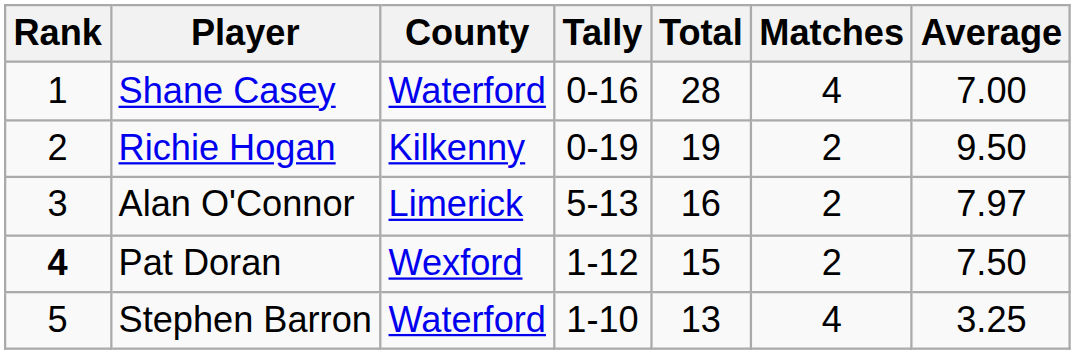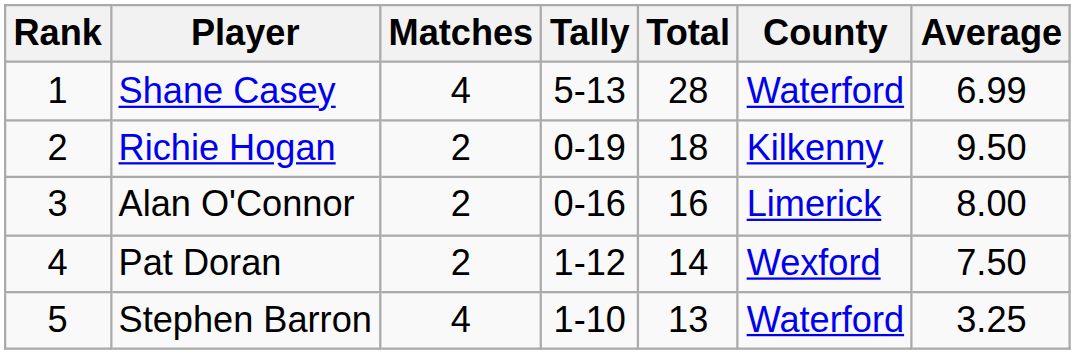columns swapped: (467, 33) <-> (832, 33)
(602, 90) 0-16 -> (590, 90) 5-13
(991, 90) 7.00 -> (991, 90) 6.99
(701, 147) 19 -> (688, 147) 18
(602, 205) 5-13 -> (590, 205) 0-16
(991, 205) 7.97 -> (991, 205) 8.00
(58, 262) bold -> (58, 262) normal
(701, 262) 15 -> (688, 262) 14
